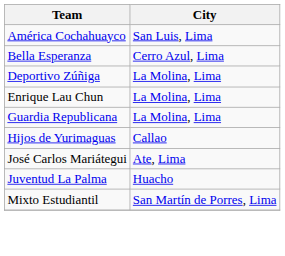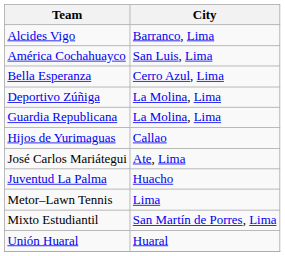+ row: (41, 35)
- row: (55, 96)
+ row: (60, 199)
+ row: (43, 240)
